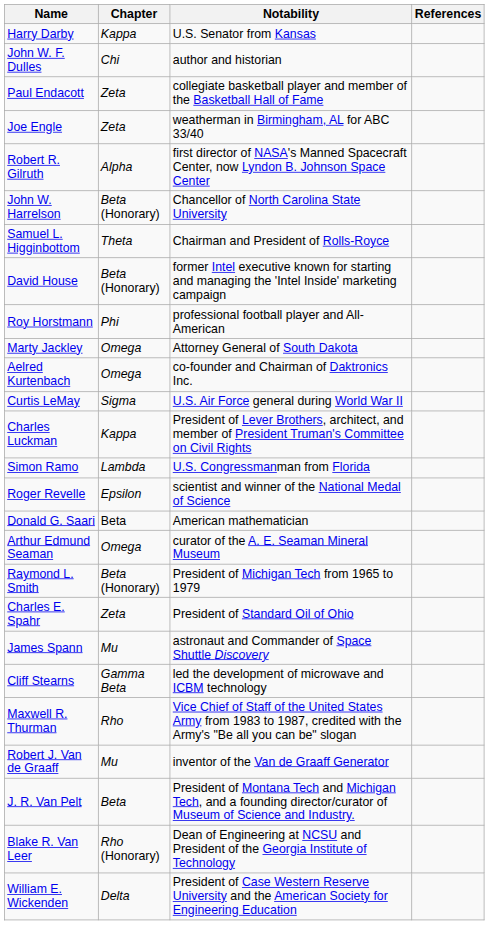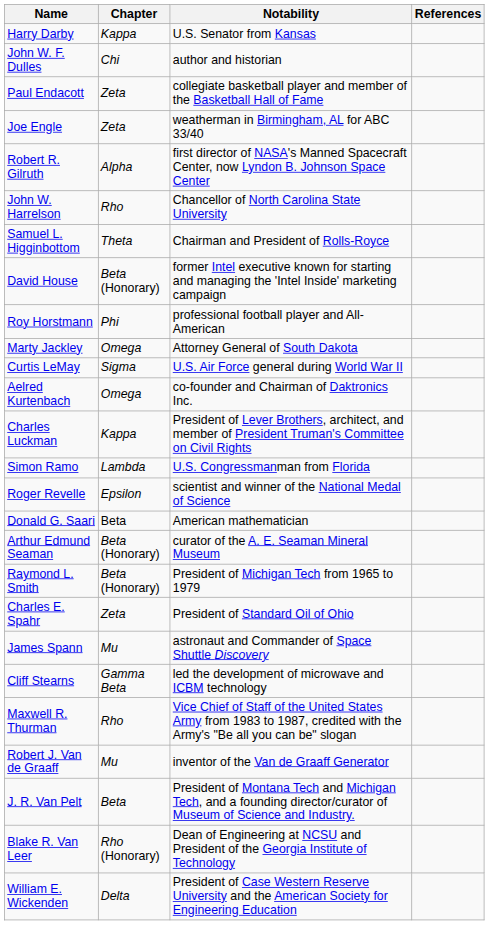(130, 207) Beta (Honorary) -> (112, 207) Rho
rows swapped: (39, 374) <-> (44, 401)
(121, 547) Omega -> (130, 547) Beta (Honorary)
